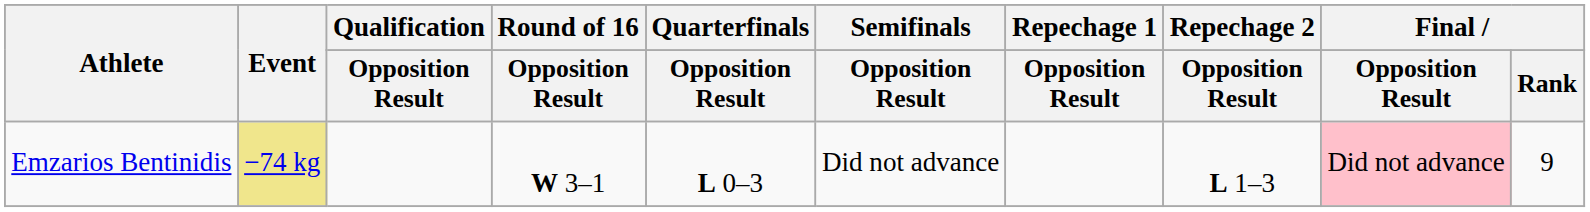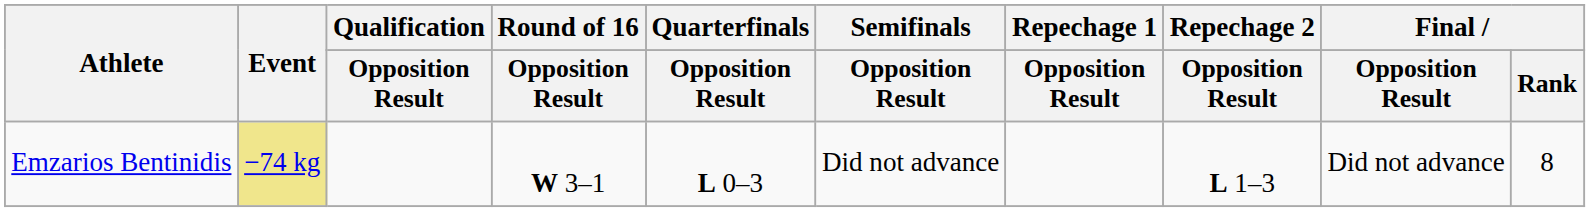(1416, 163) pink background -> (1416, 163) no background
(1547, 163) 9 -> (1547, 163) 8
